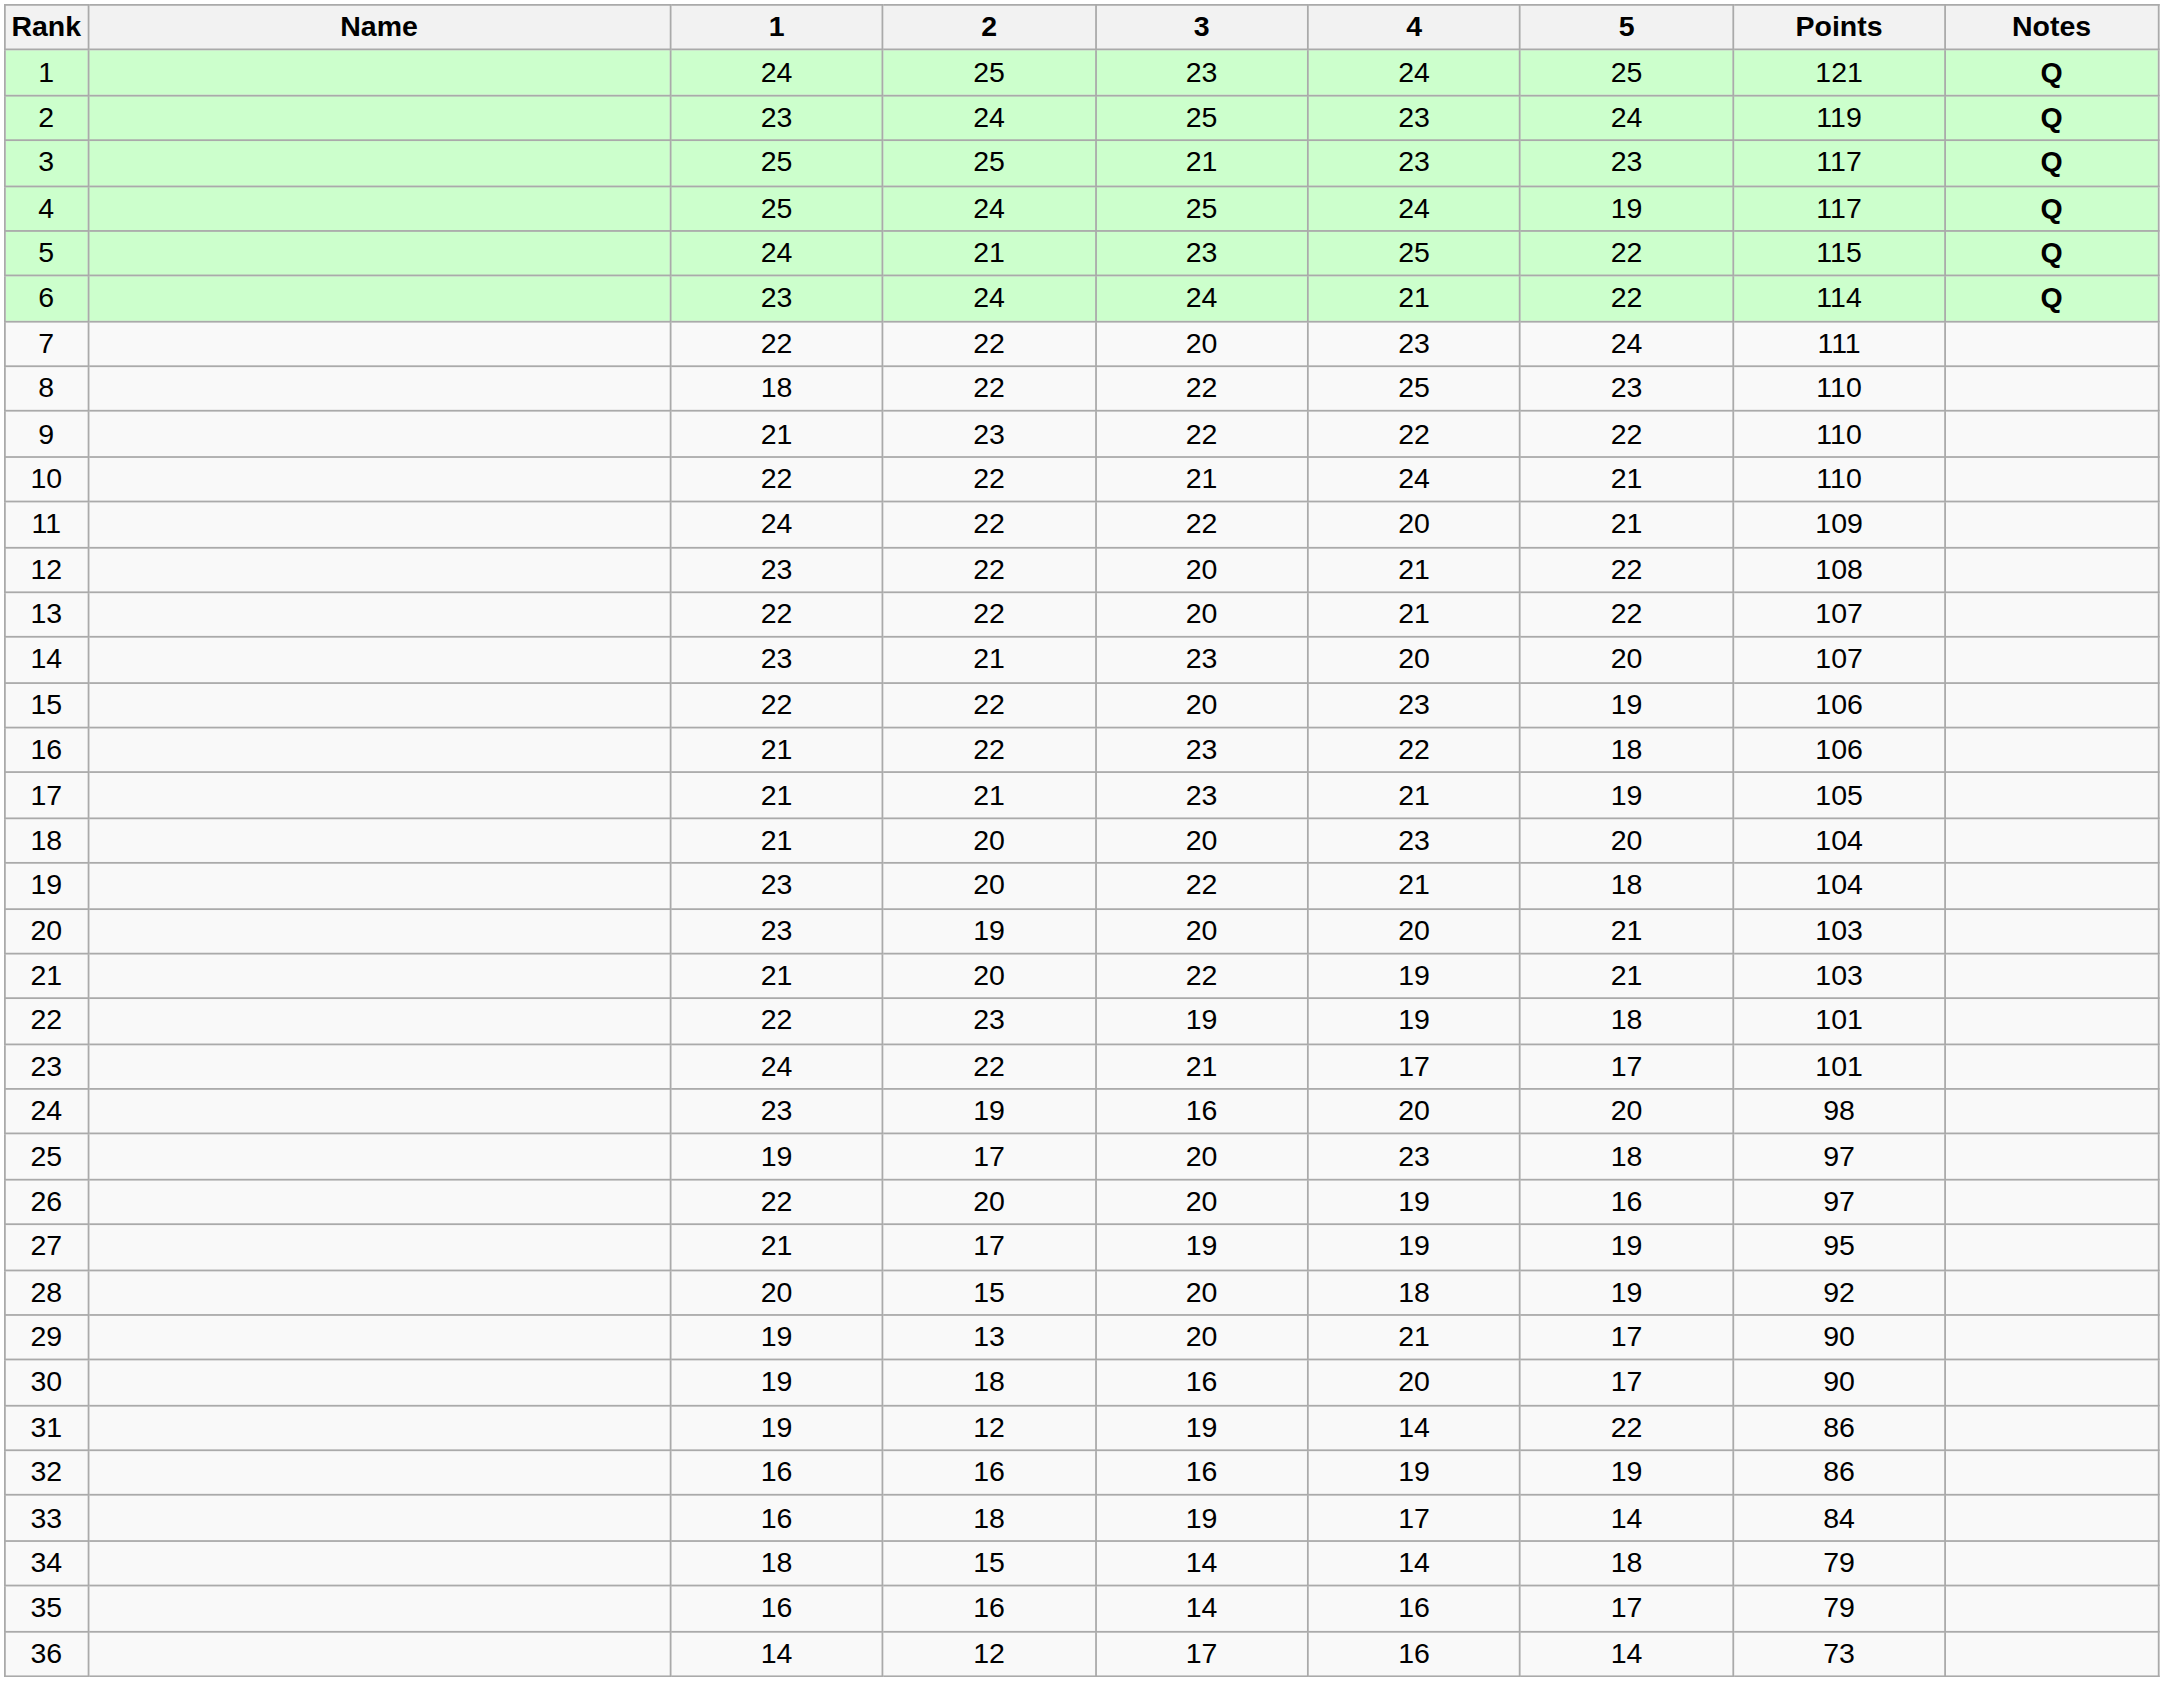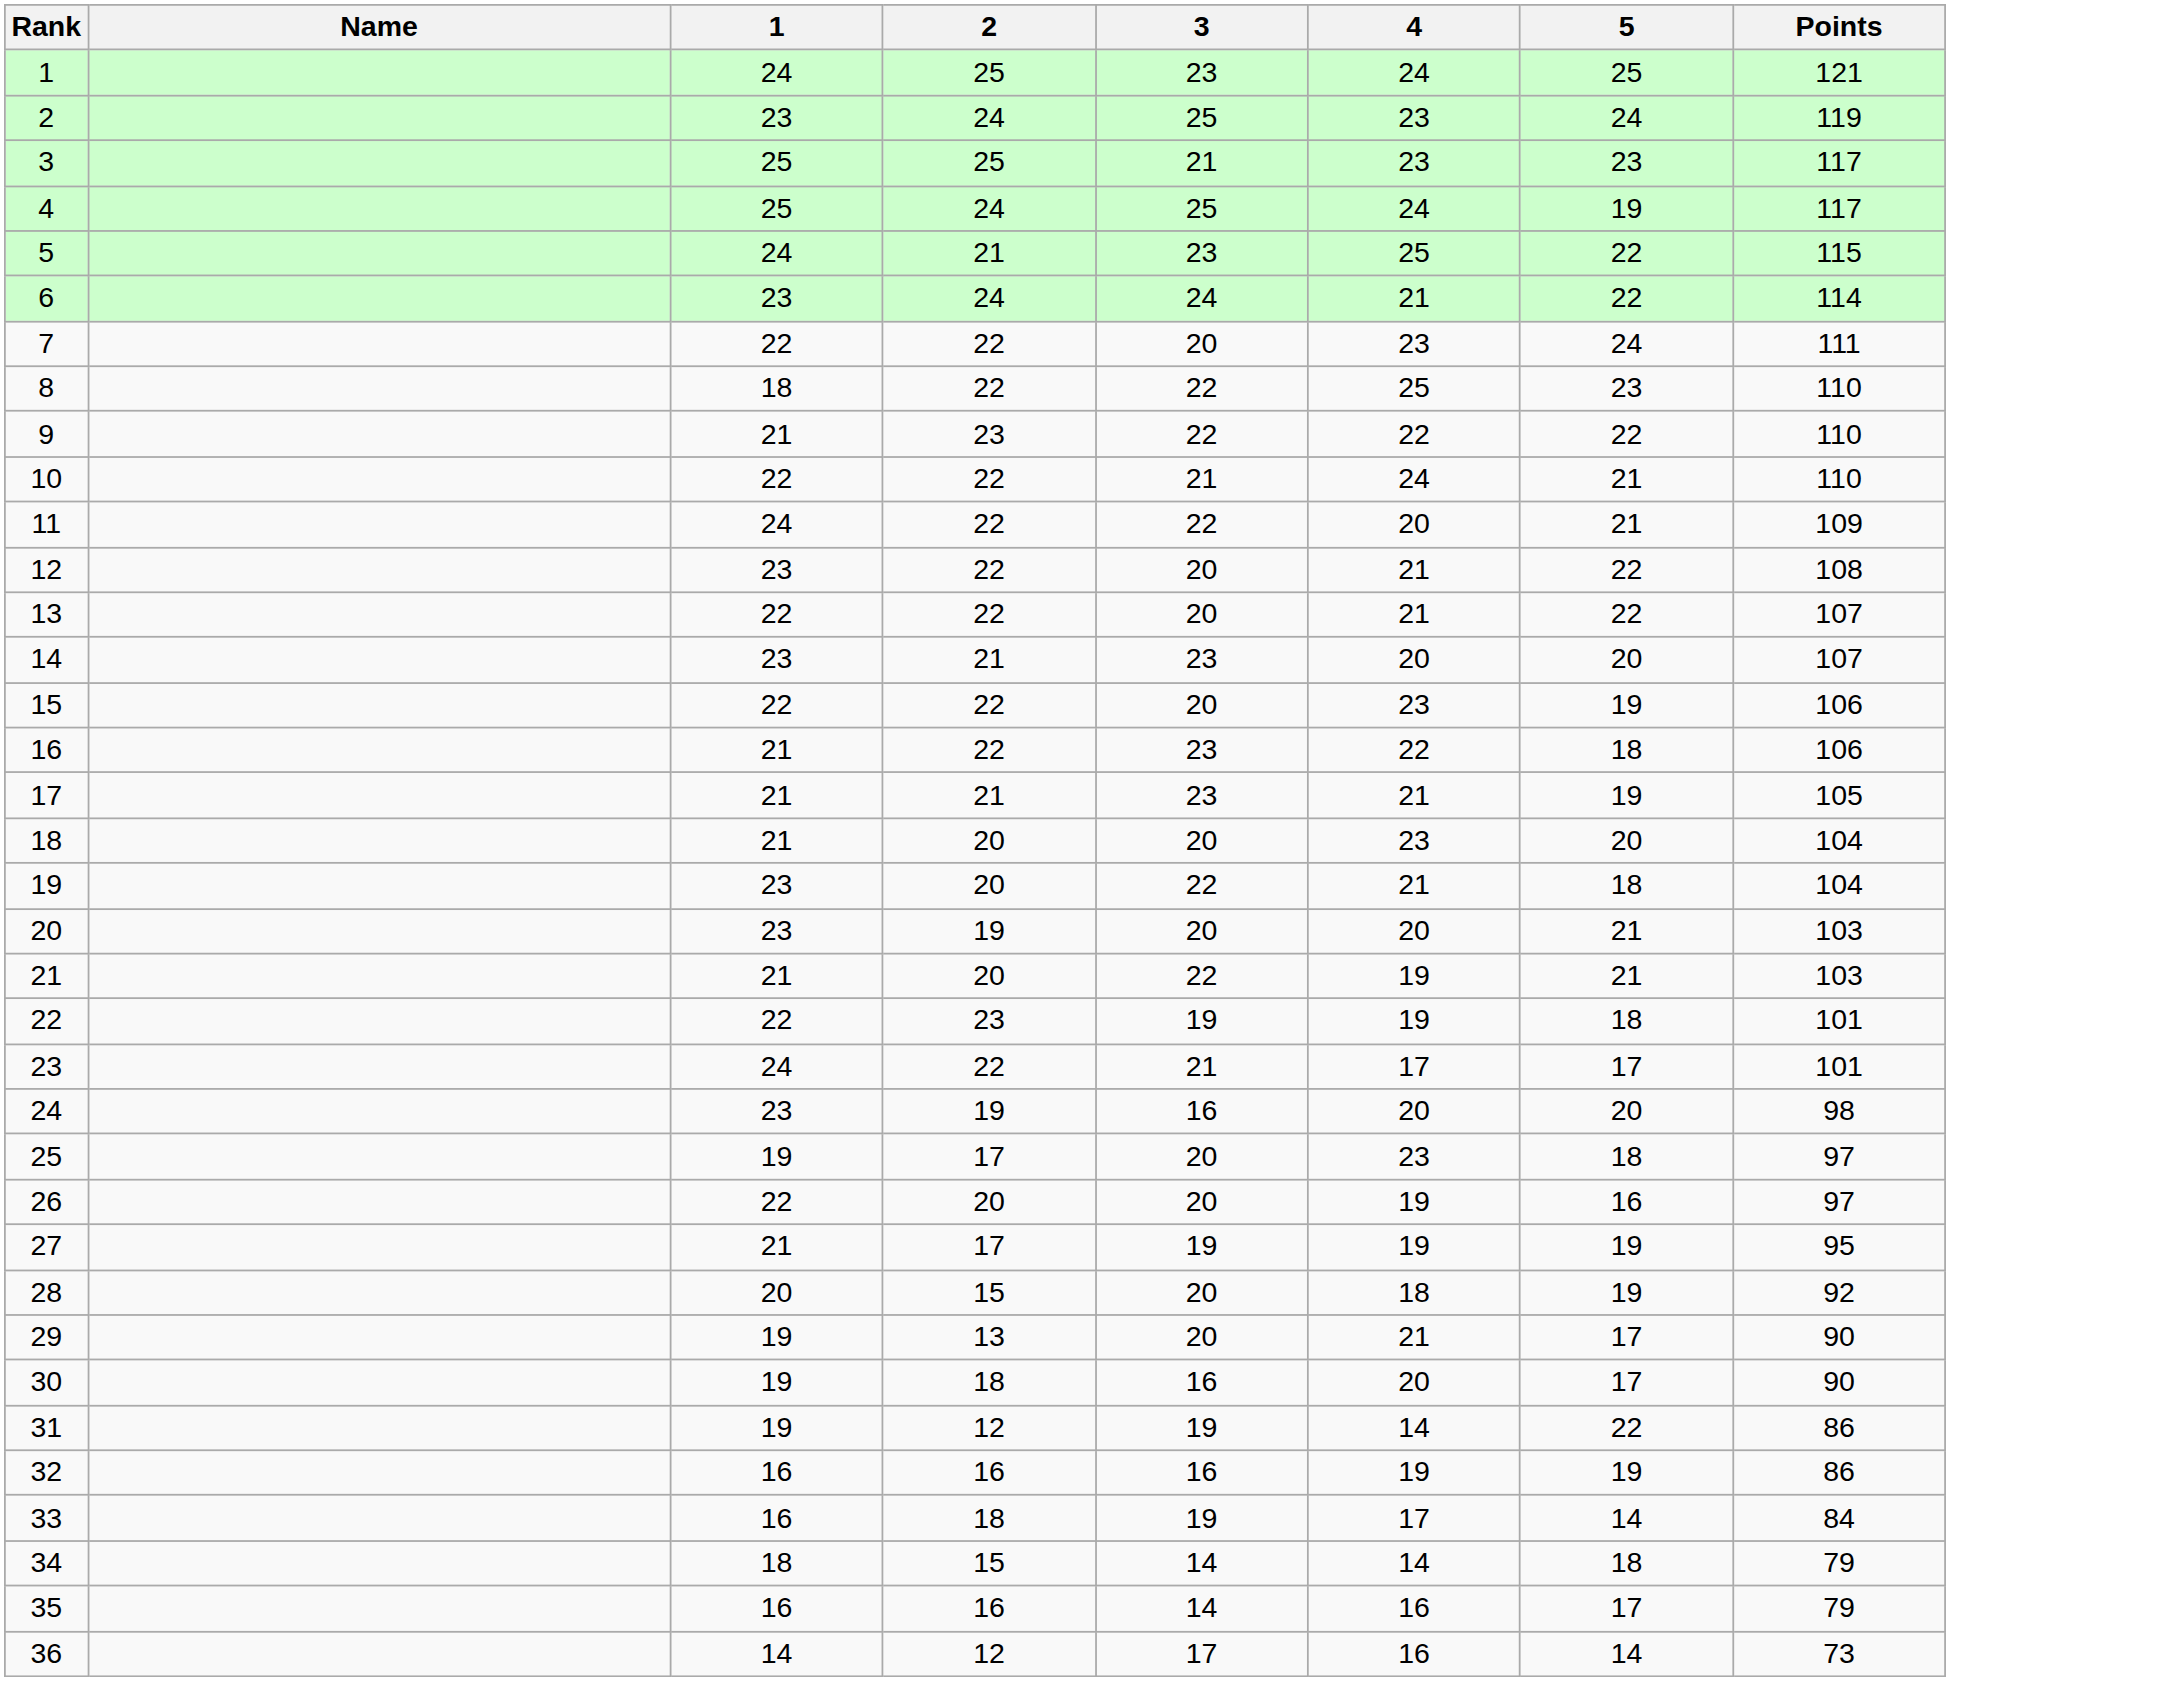- column: (2052, 27)
